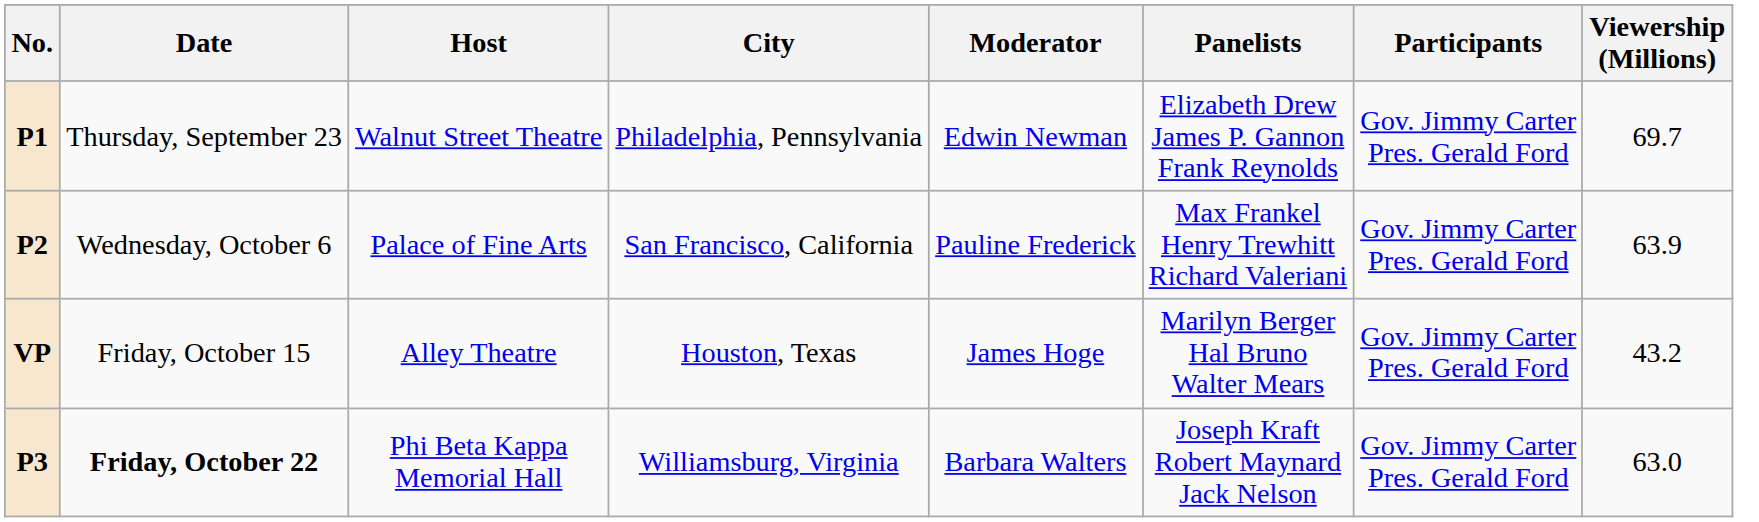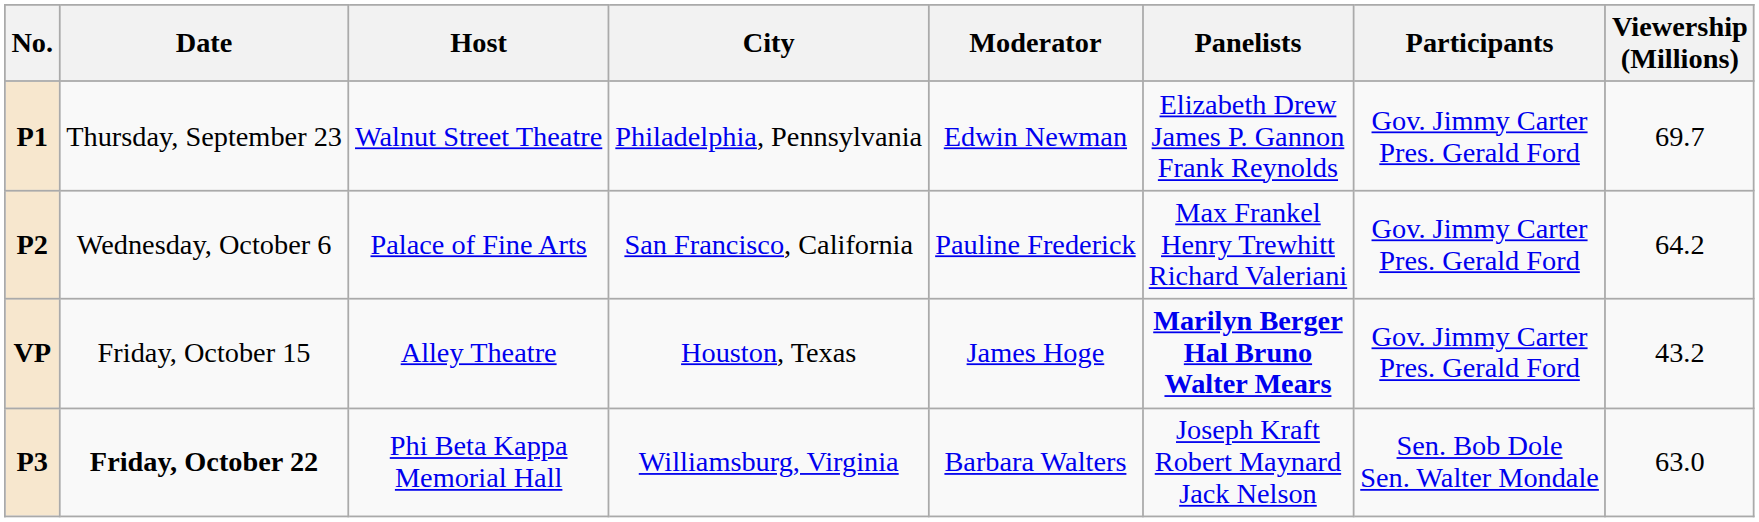(1657, 244) 63.9 -> (1680, 244) 64.2
(1248, 352) normal -> (1248, 352) bold
(1468, 461) Gov. Jimmy Carter Pres. Gerald Ford -> (1480, 461) Sen. Bob Dole Sen. Walter Mondale
